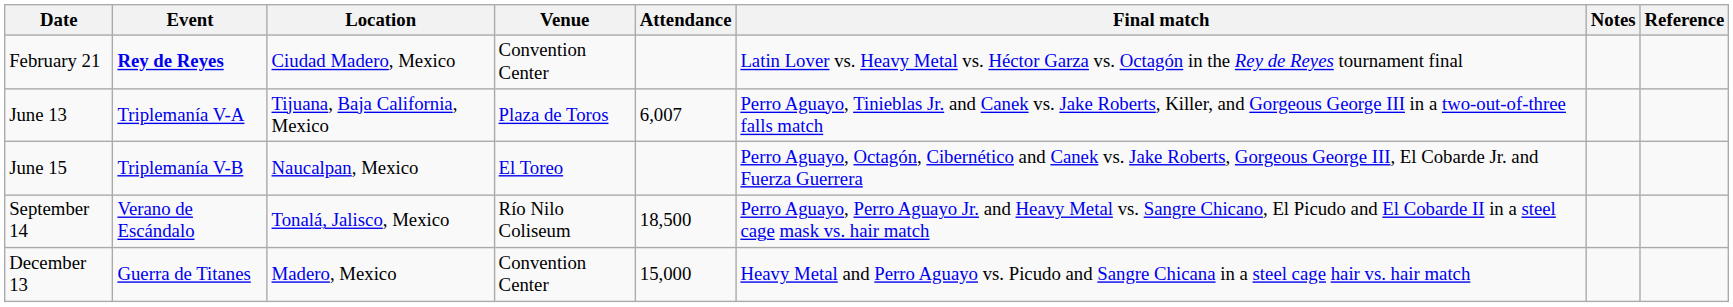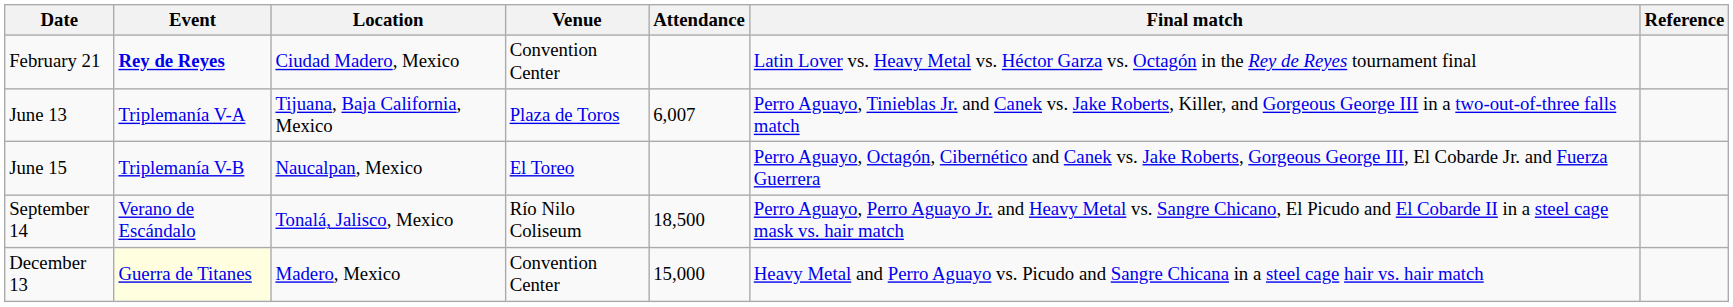- column: (1613, 19)
(184, 273) no background -> (185, 273) lightyellow background
